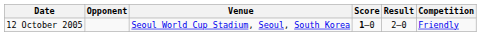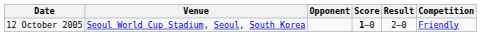columns swapped: (241, 11) <-> (107, 11)
